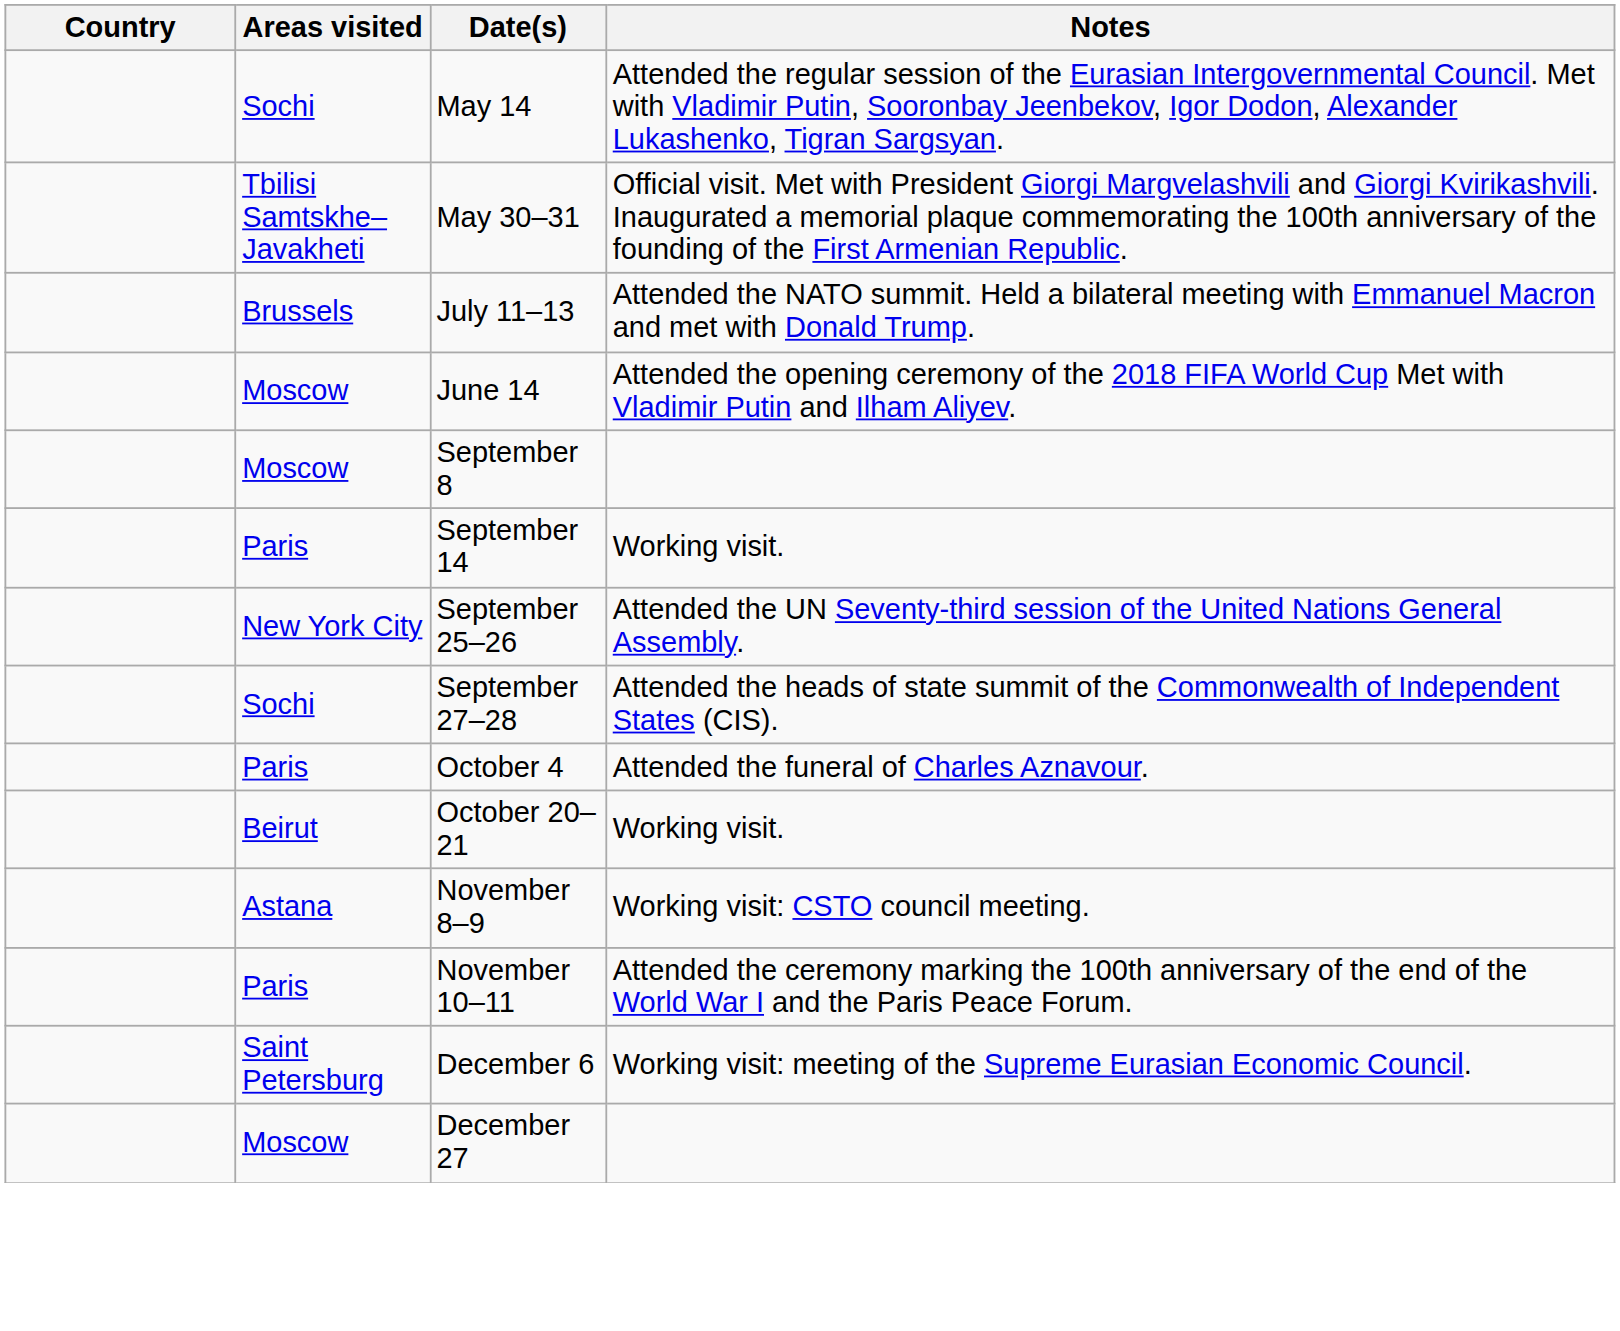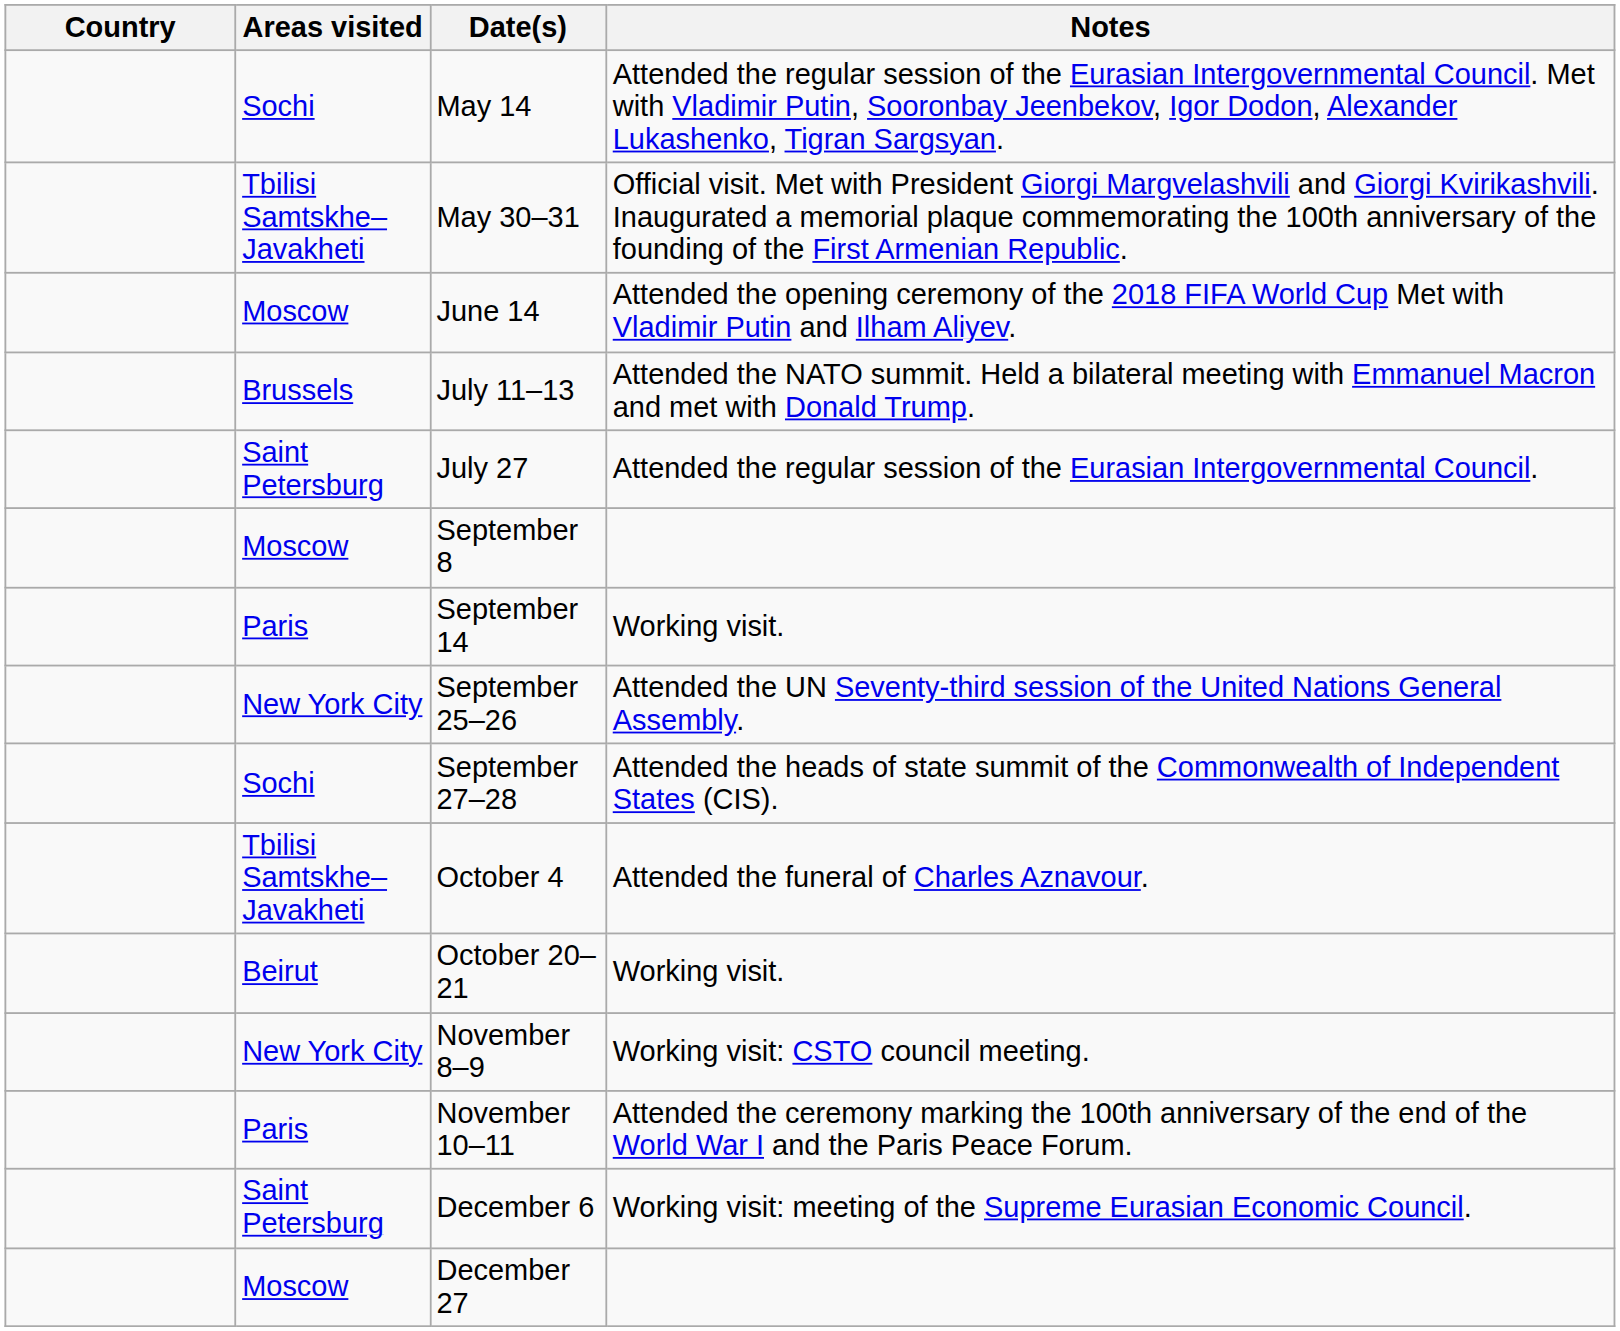rows swapped: (488, 390) <-> (505, 311)
+ row: (482, 468)
(275, 766) Paris -> (315, 877) Tbilisi Samtskhe–Javakheti
(287, 907) Astana -> (332, 1051) New York City
